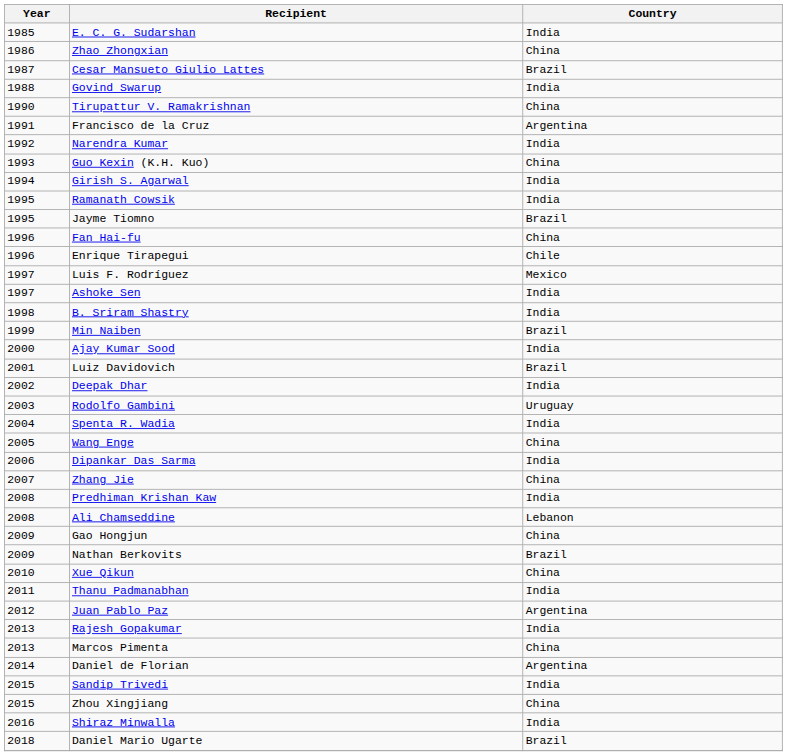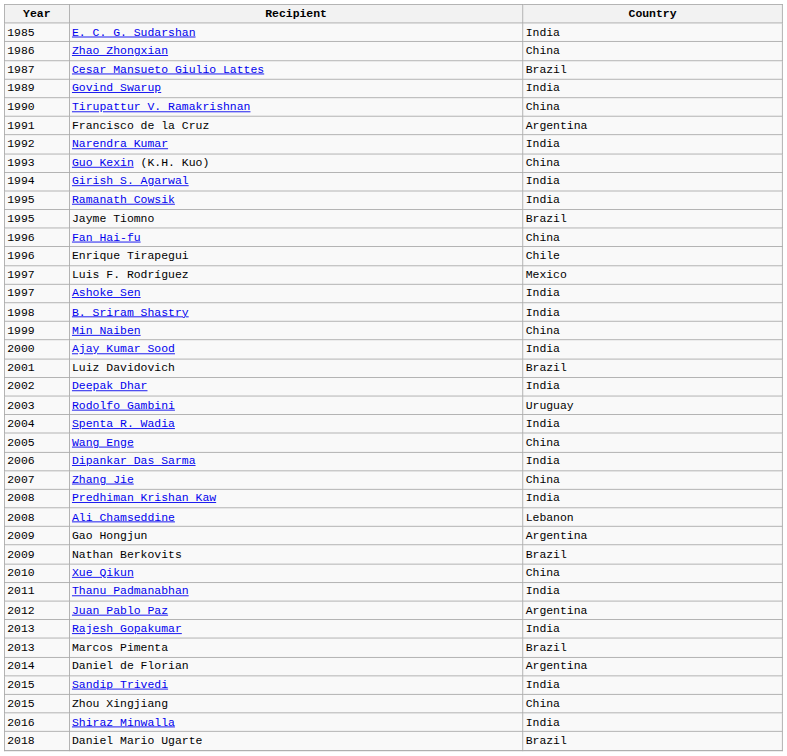(21, 88) 1988 -> (21, 88) 1989
(546, 331) Brazil -> (543, 331) China
(543, 536) China -> (557, 536) Argentina
(543, 648) China -> (546, 648) Brazil
